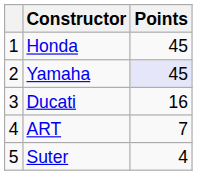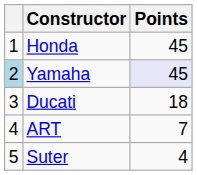(13, 74) no background -> (13, 74) lightblue background
(178, 102) 16 -> (178, 102) 18
